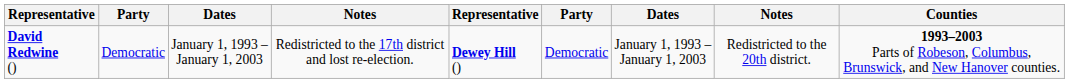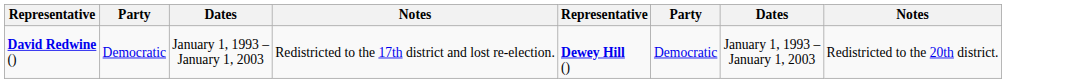- column: (952, 15)
